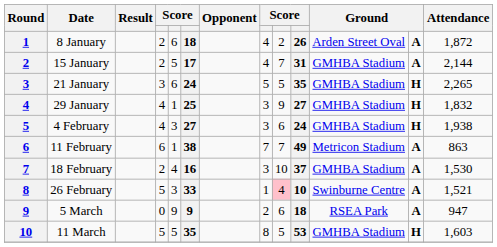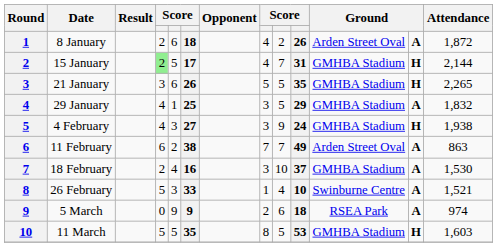(162, 63) no background -> (162, 63) lightgreen background
(416, 63) A -> (416, 63) H
(190, 84) 24 -> (190, 84) 26
(281, 105) 9 -> (281, 105) 5
(300, 105) 27 -> (300, 105) 29
(416, 105) H -> (416, 105) A
(281, 126) 6 -> (281, 126) 9
(174, 147) 1 -> (174, 147) 2
(359, 147) Metricon Stadium -> (359, 147) Arden Street Oval
(281, 189) pink background -> (281, 189) no background
(458, 210) 947 -> (458, 210) 974
